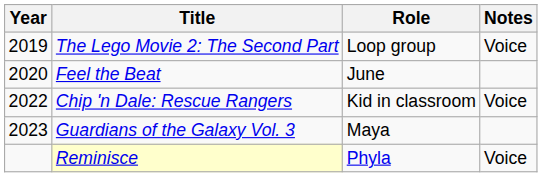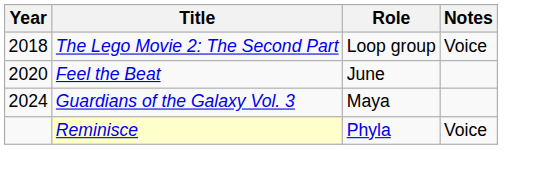(28, 46) 2019 -> (28, 46) 2018
- row: (174, 102)
(28, 130) 2023 -> (28, 102) 2024
